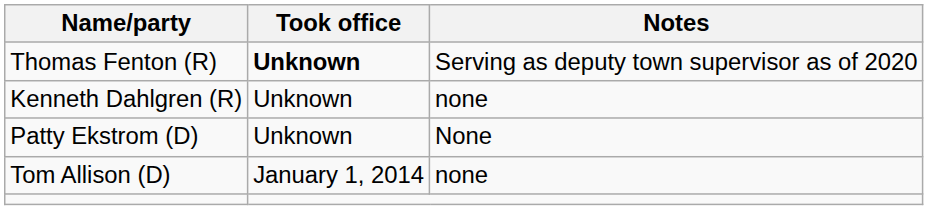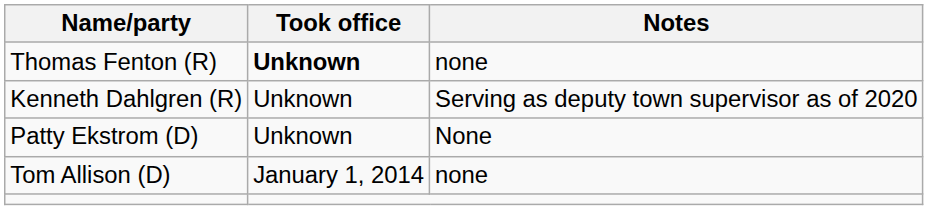(676, 61) Serving as deputy town supervisor as of 2020 -> (462, 61) none
(462, 99) none -> (676, 99) Serving as deputy town supervisor as of 2020
